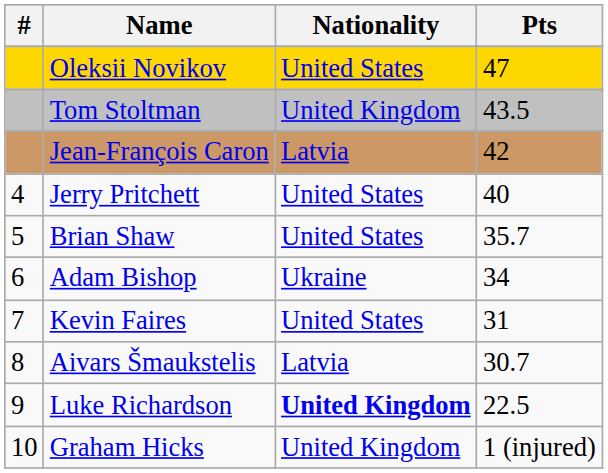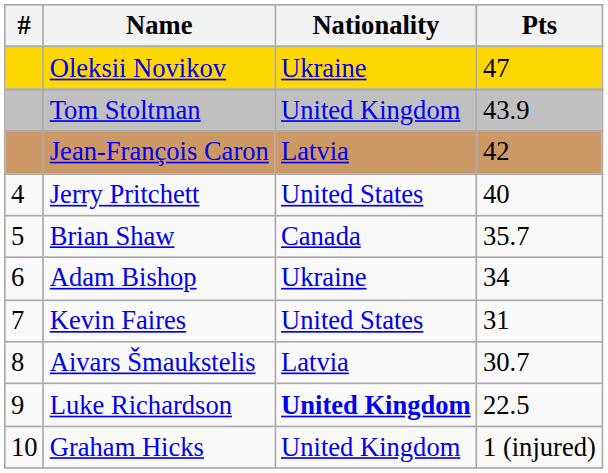(352, 67) United States -> (324, 67) Ukraine
(506, 109) 43.5 -> (506, 109) 43.9
(352, 236) United States -> (321, 236) Canada
